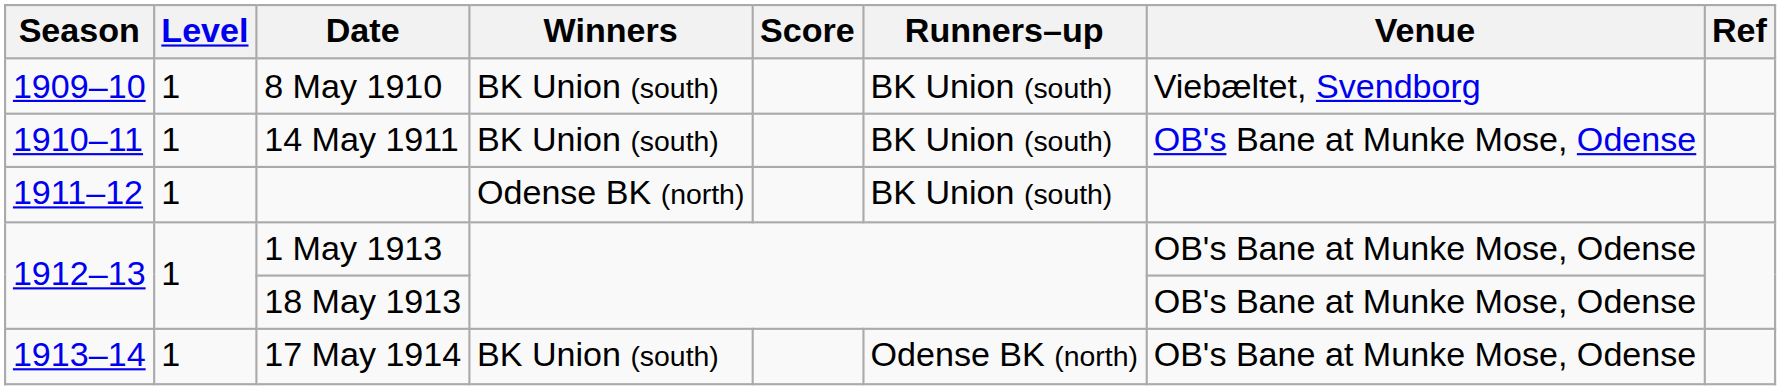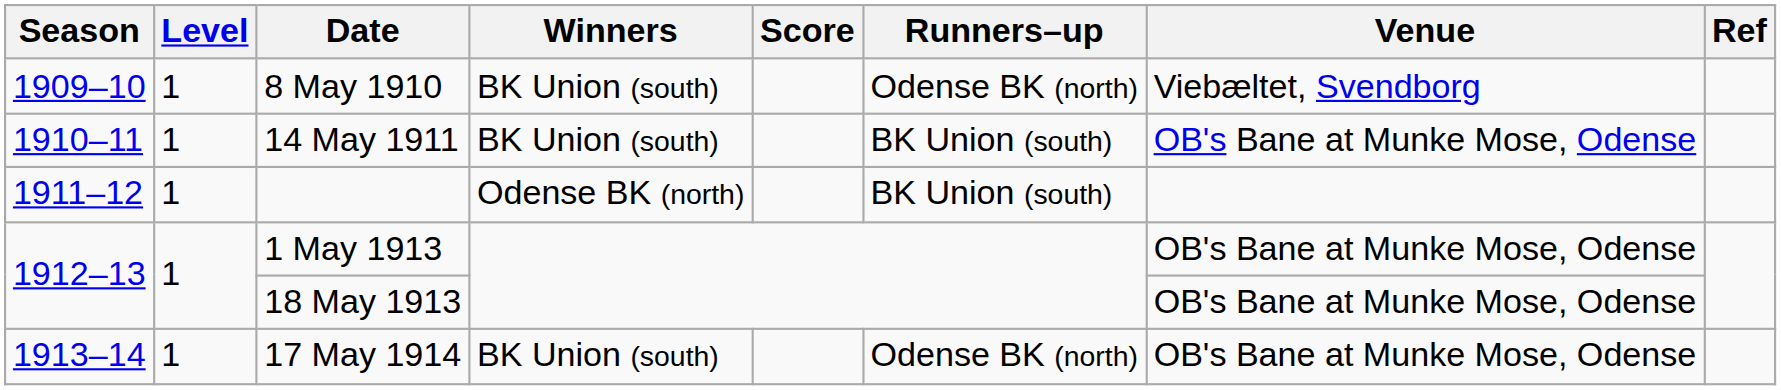(991, 85) BK Union (south) -> (1004, 85) Odense BK (north)
